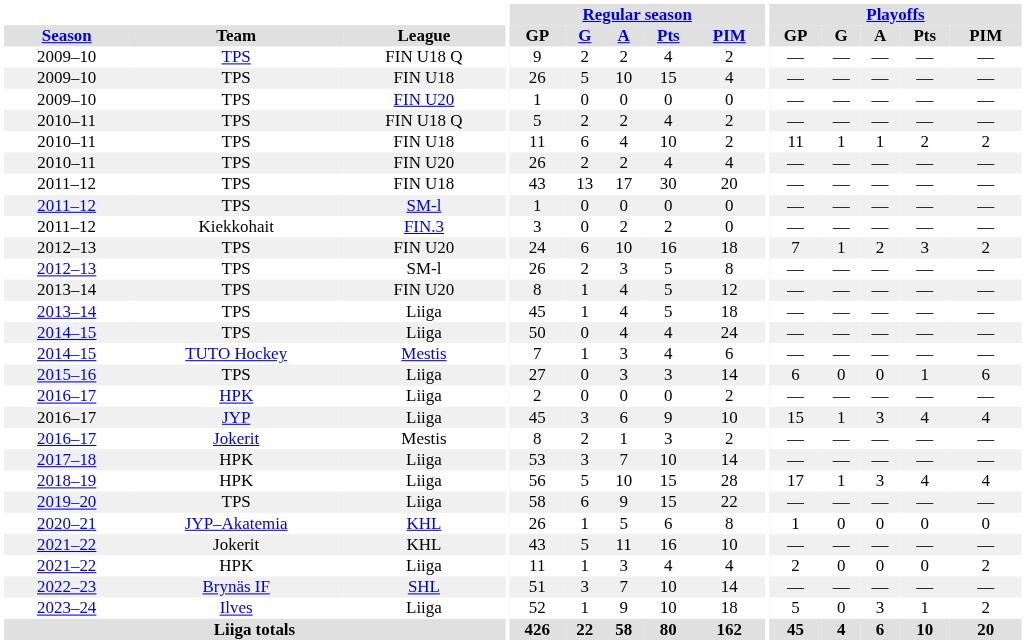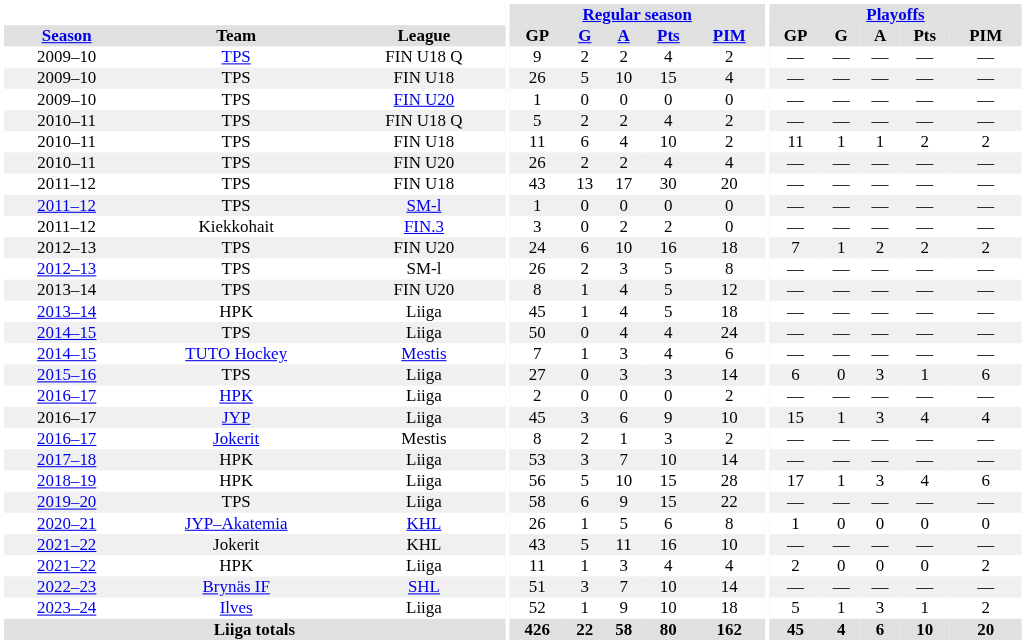(925, 247) 3 -> (925, 247) 2
(236, 311) TPS -> (236, 311) HPK
(880, 374) 0 -> (880, 374) 3
(986, 480) 4 -> (986, 480) 6
(841, 608) 0 -> (841, 608) 1
